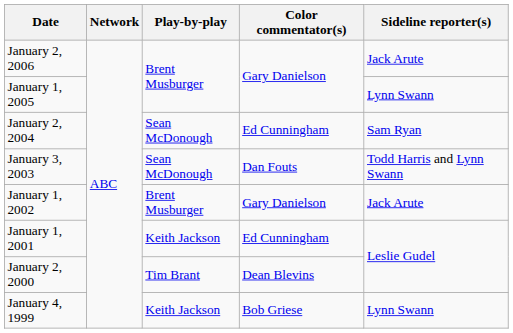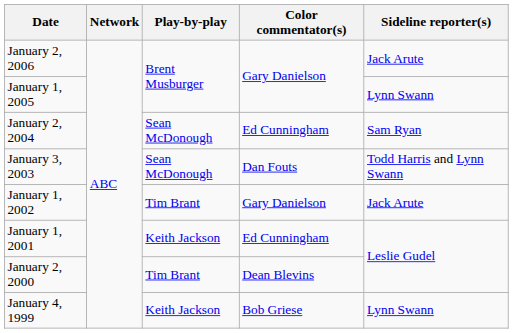(174, 202) Brent Musburger -> (173, 202) Tim Brant
